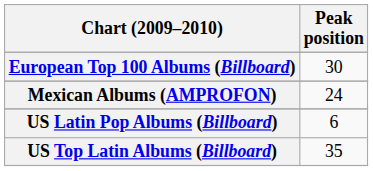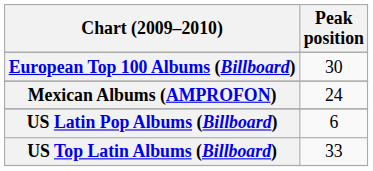(334, 151) 35 -> (334, 151) 33
